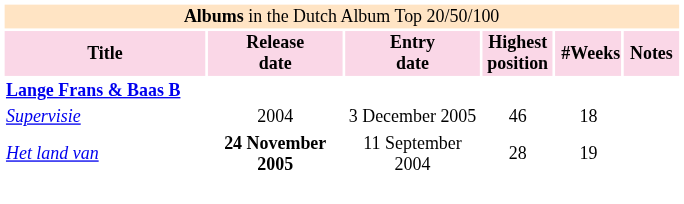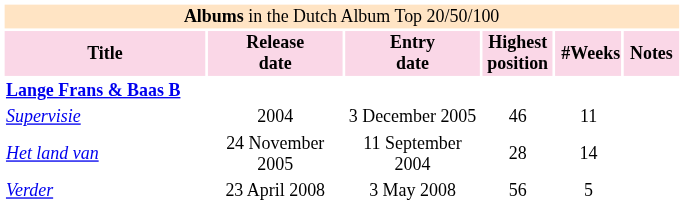(589, 116) 18 -> (589, 116) 11
(275, 153) bold -> (275, 153) normal
(589, 153) 19 -> (589, 153) 14
+ row: (30, 190)
